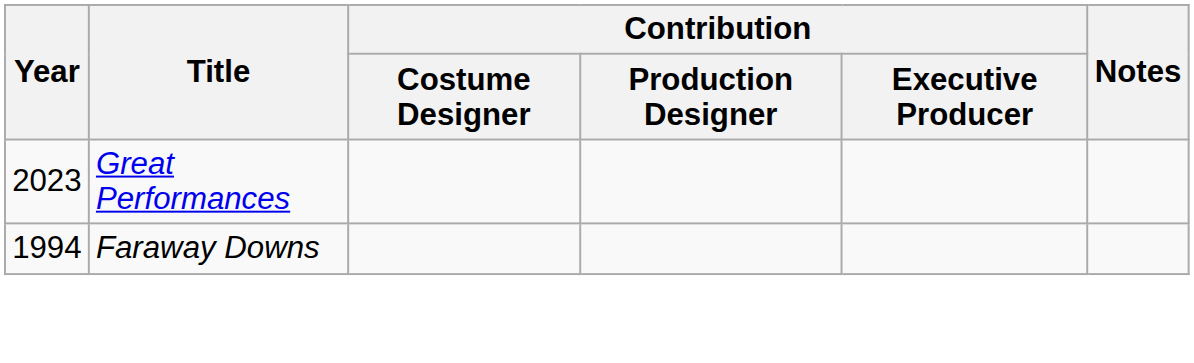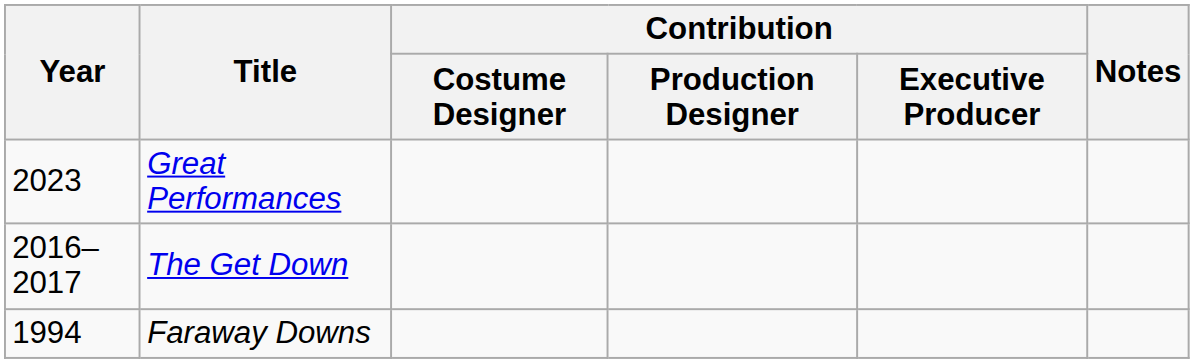+ row: (248, 265)
